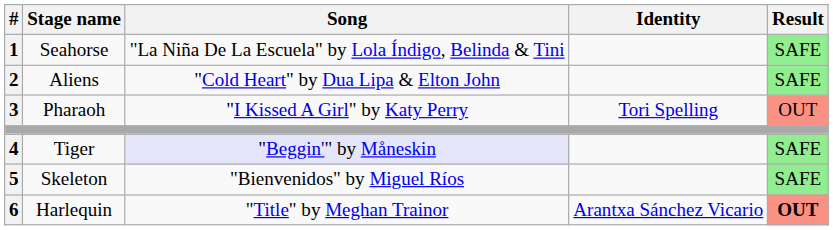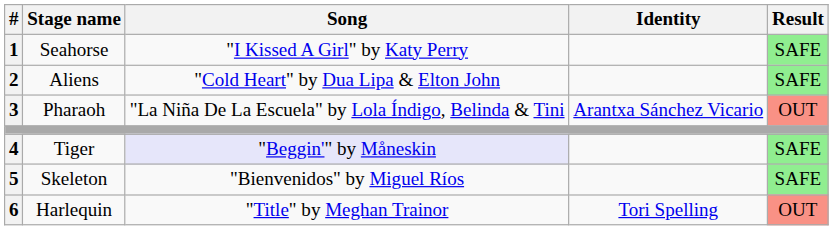(347, 49) "La Niña De La Escuela" by Lola Índigo, Belinda & Tini -> (347, 49) "I Kissed A Girl" by Katy Perry
(347, 110) "I Kissed A Girl" by Katy Perry -> (347, 110) "La Niña De La Escuela" by Lola Índigo, Belinda & Tini
(668, 110) Tori Spelling -> (668, 110) Arantxa Sánchez Vicario
(668, 209) Arantxa Sánchez Vicario -> (668, 209) Tori Spelling
(798, 209) bold -> (798, 209) normal
